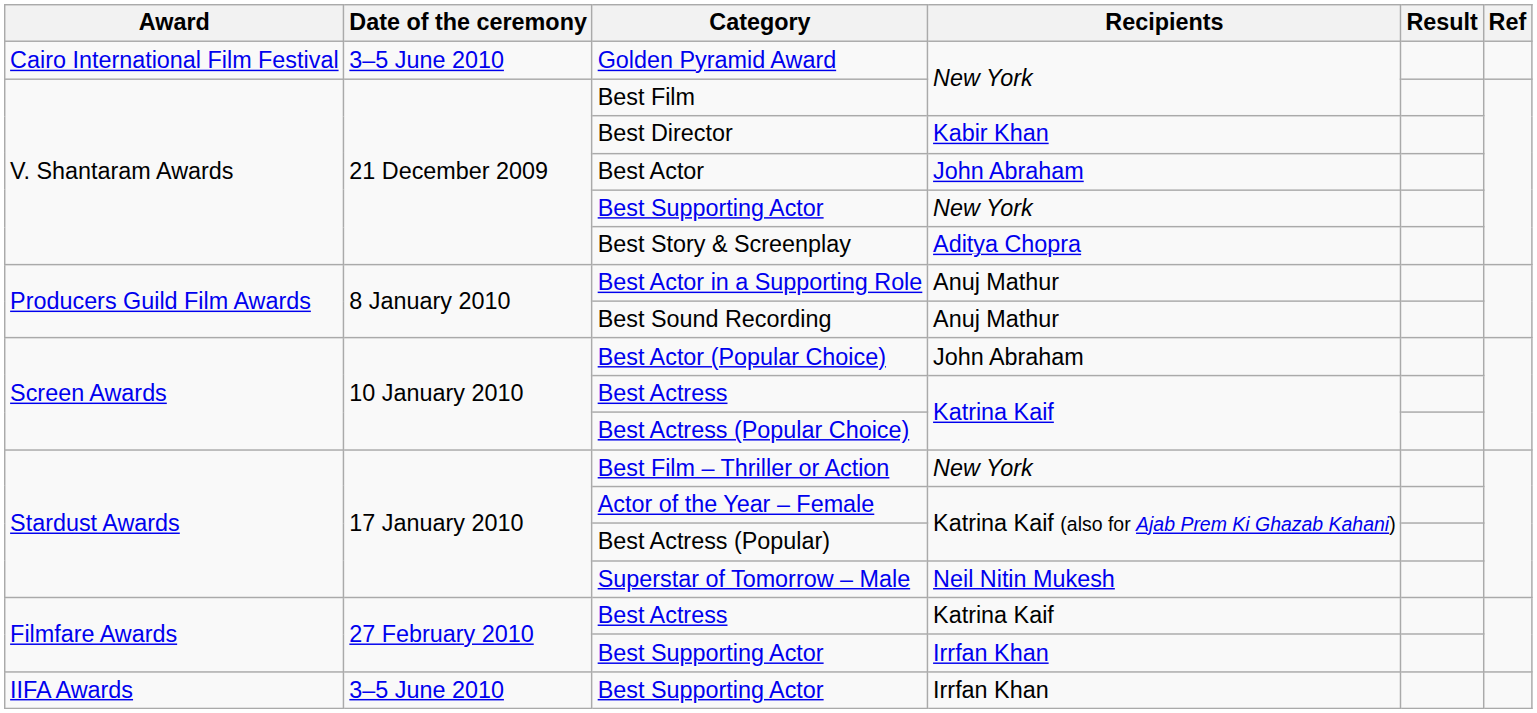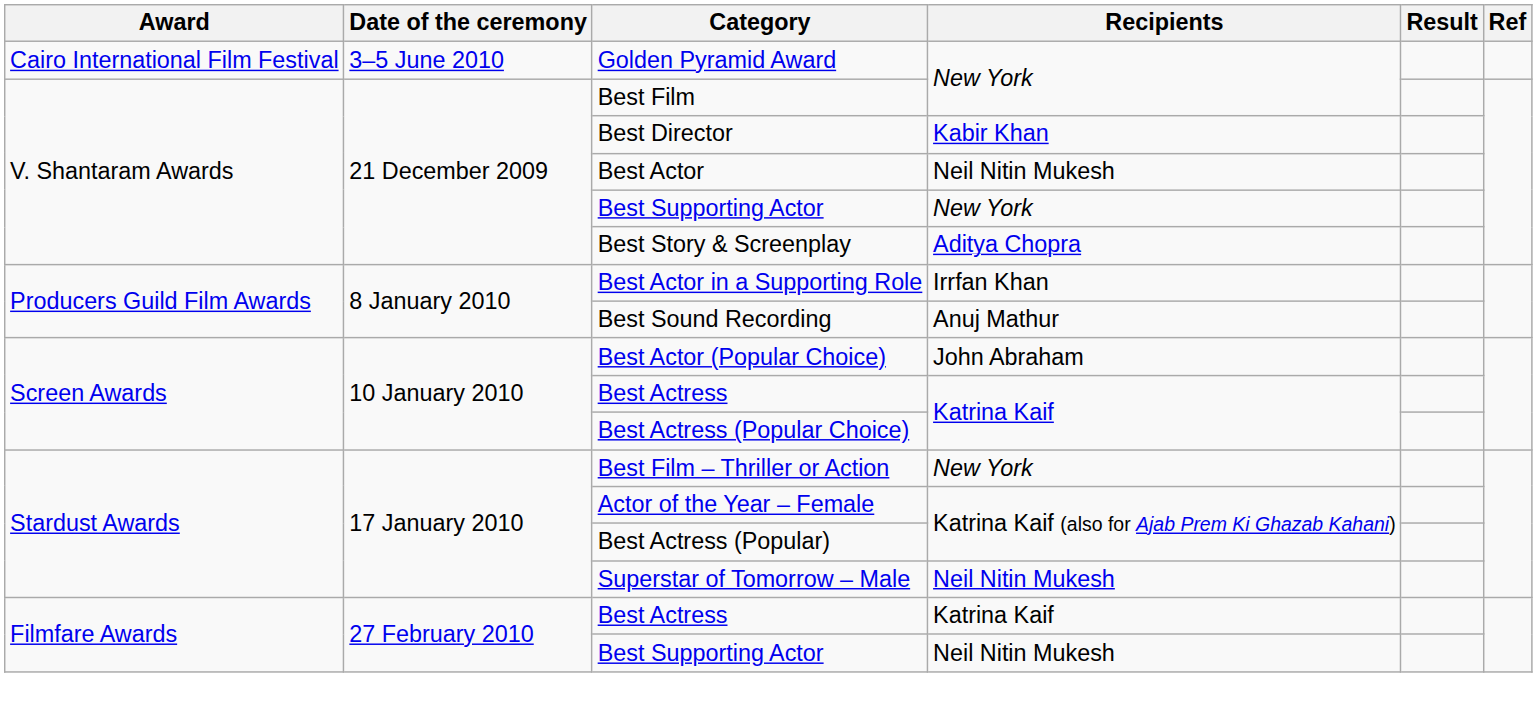(1008, 171) John Abraham -> (1024, 171) Neil Nitin Mukesh
(996, 282) Anuj Mathur -> (991, 282) Irrfan Khan
(991, 652) Irrfan Khan -> (1024, 652) Neil Nitin Mukesh
- row: (72, 689)
